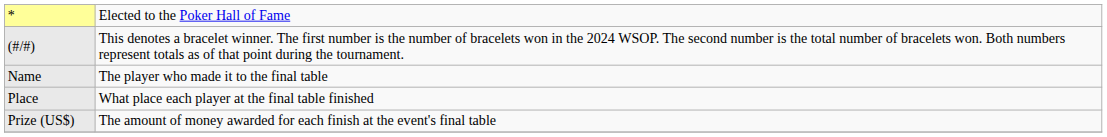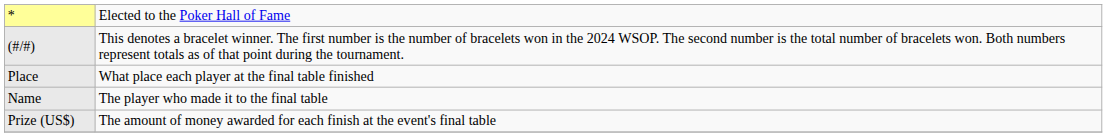rows swapped: (23, 98) <-> (24, 76)
